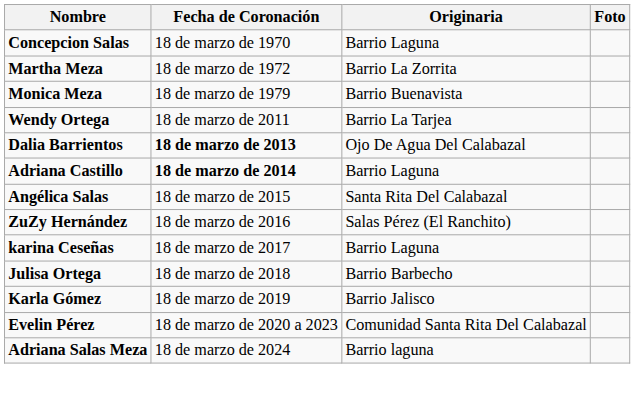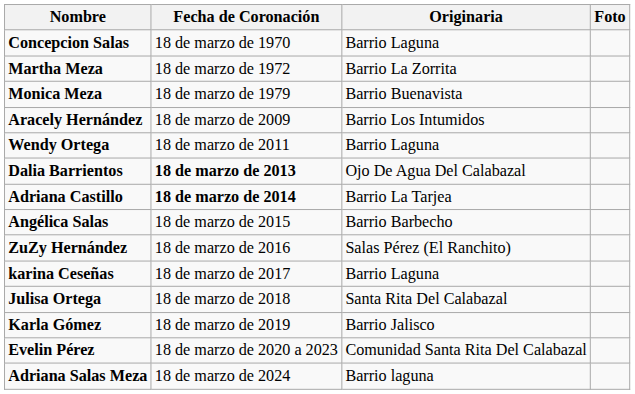+ row: (75, 119)
(399, 119) Barrio La Tarjea -> (392, 145) Barrio Laguna
(392, 171) Barrio Laguna -> (399, 196) Barrio La Tarjea
(426, 196) Santa Rita Del Calabazal -> (399, 222) Barrio Barbecho
(399, 273) Barrio Barbecho -> (426, 299) Santa Rita Del Calabazal
